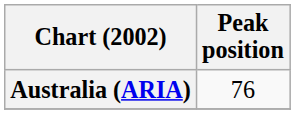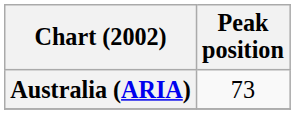(243, 89) 76 -> (243, 89) 73
